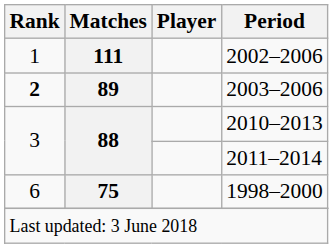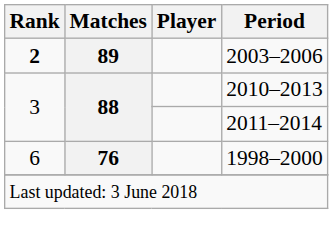- row: (274, 55)
(108, 191) 75 -> (108, 157) 76
